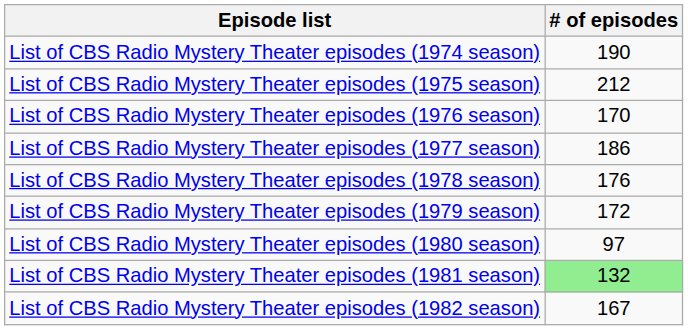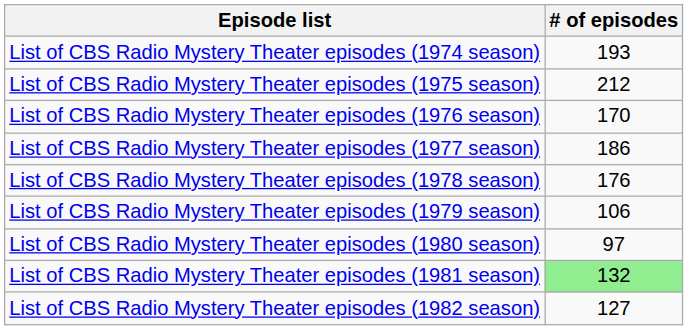(614, 52) 190 -> (614, 52) 193
(614, 212) 172 -> (614, 212) 106
(614, 308) 167 -> (614, 308) 127
